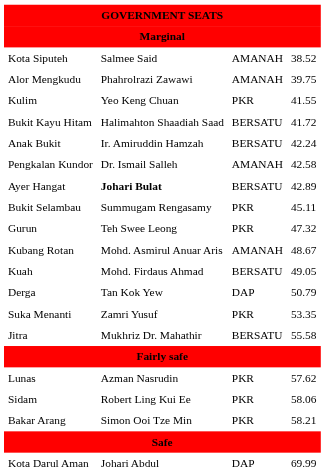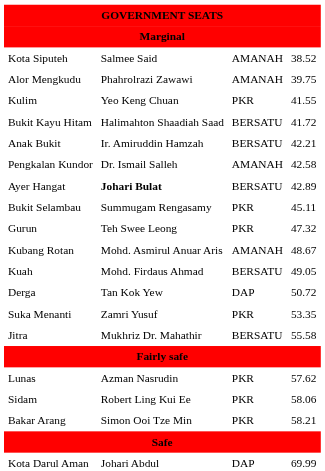(304, 143) 42.24 -> (304, 143) 42.21
(304, 292) 50.79 -> (304, 292) 50.72
